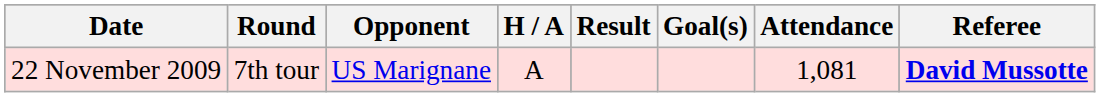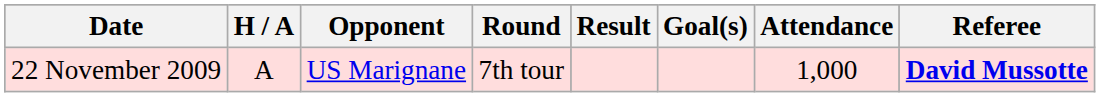columns swapped: (276, 26) <-> (534, 26)
(827, 69) 1,081 -> (827, 69) 1,000
